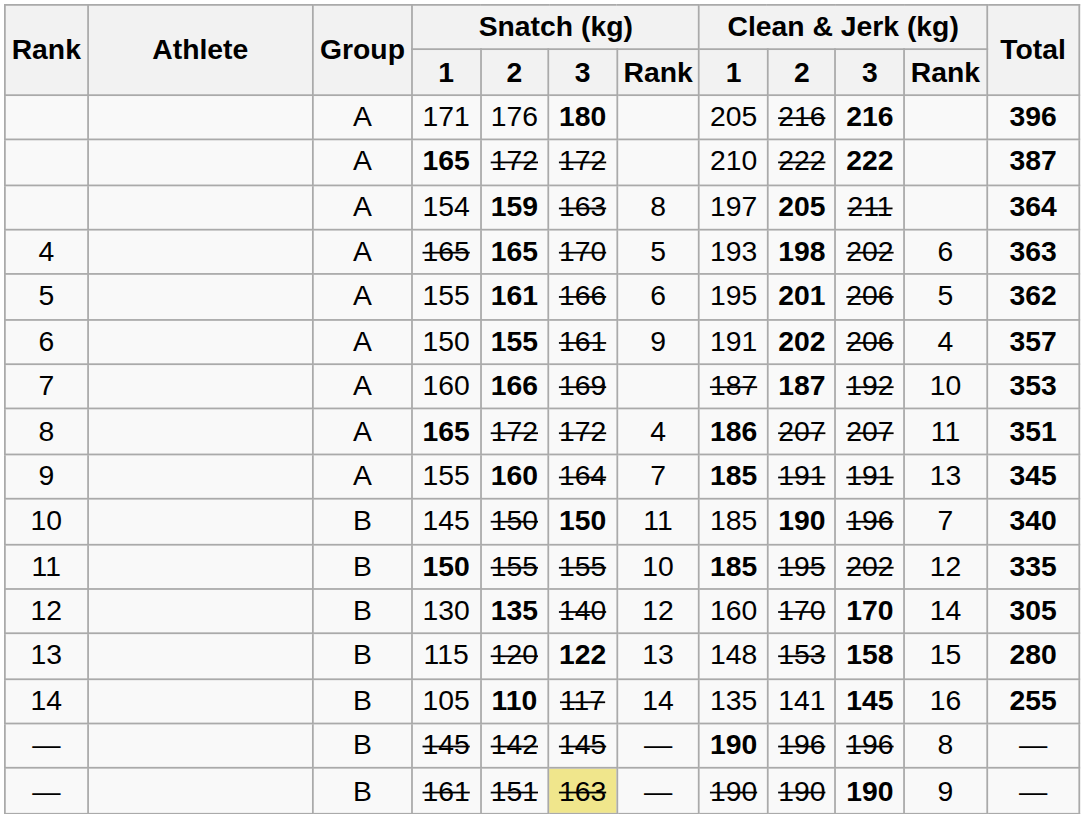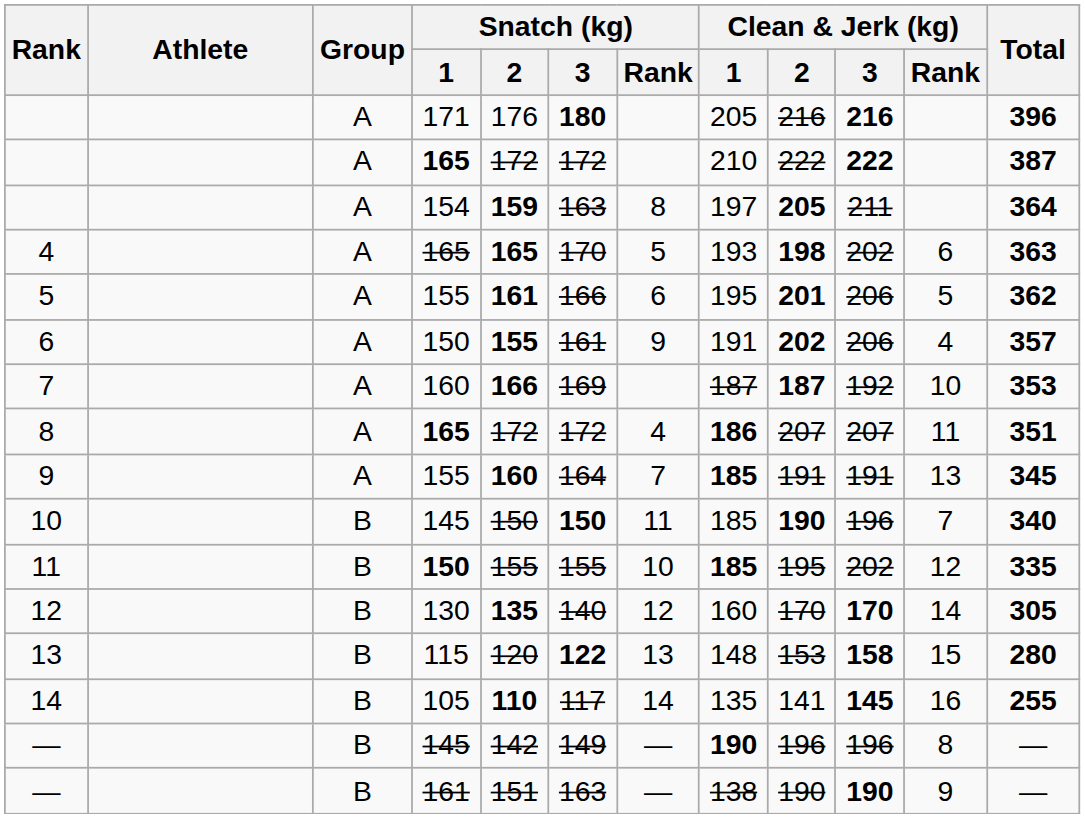(583, 745) 145 -> (583, 745) 149
(583, 790) khaki background -> (583, 790) no background
(734, 790) 190 -> (734, 790) 138
